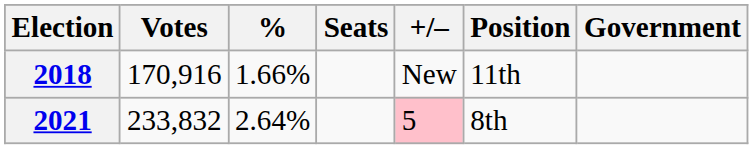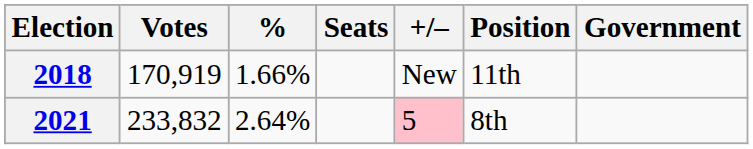(174, 73) 170,916 -> (174, 73) 170,919
